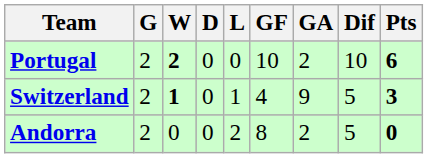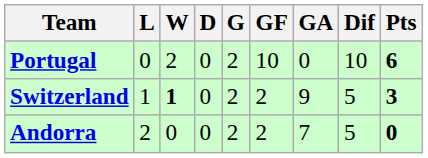columns swapped: (148, 22) <-> (237, 22)
(174, 59) bold -> (171, 59) normal
(304, 59) 2 -> (304, 59) 0
(261, 96) 4 -> (261, 96) 2
(261, 133) 8 -> (261, 133) 2
(304, 133) 2 -> (304, 133) 7
